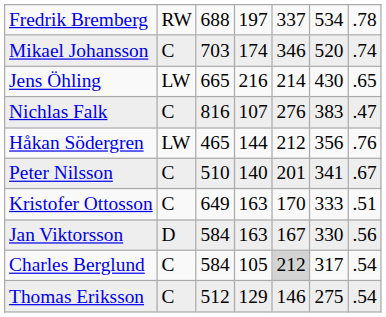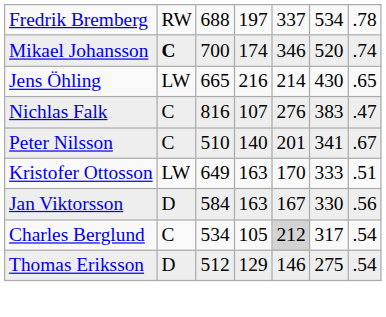(168, 50) normal -> (169, 50) bold
(215, 50) 703 -> (215, 50) 700
- row: (76, 142)
(168, 204) C -> (176, 173) LW
(215, 265) 584 -> (215, 234) 534
(168, 296) C -> (169, 265) D
